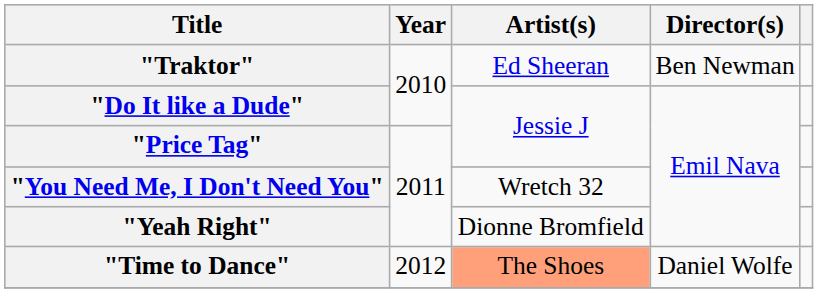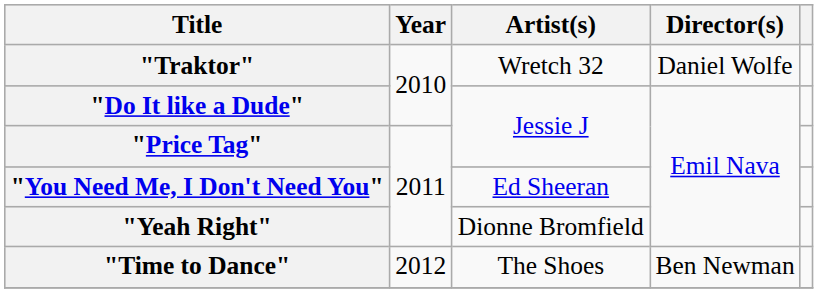(551, 65) Ed Sheeran -> (551, 65) Wretch 32
(725, 65) Ben Newman -> (725, 65) Daniel Wolfe
(551, 186) Wretch 32 -> (551, 186) Ed Sheeran
(551, 266) lightsalmon background -> (551, 266) no background
(725, 266) Daniel Wolfe -> (725, 266) Ben Newman
